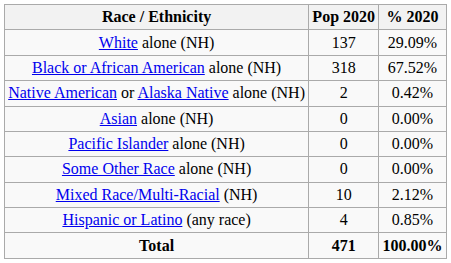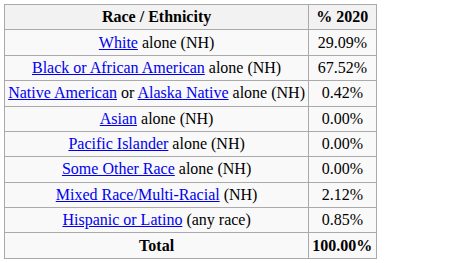- column: (344, 17)
